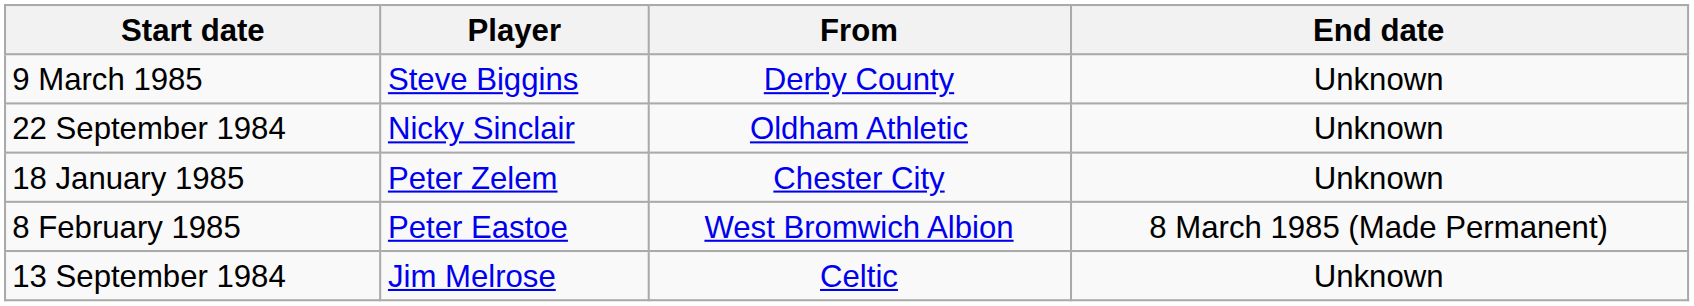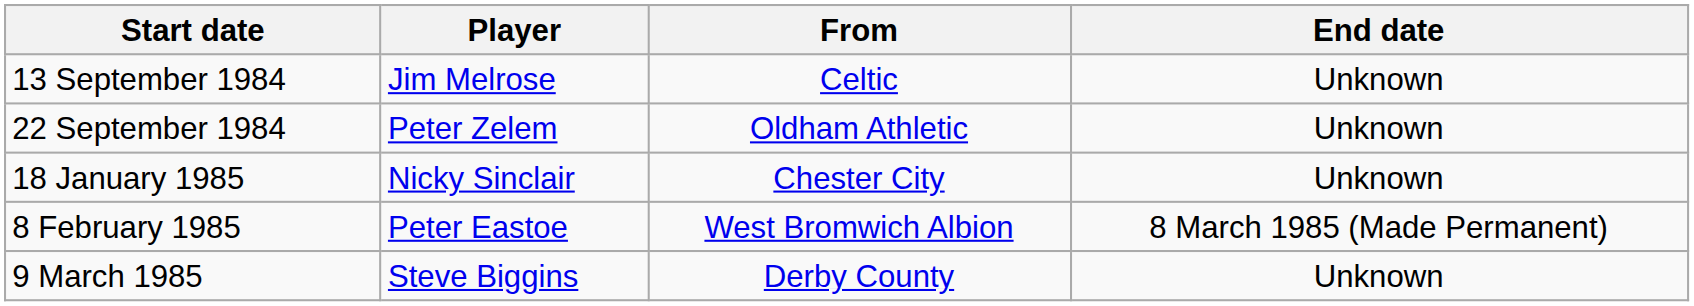rows swapped: (149, 277) <-> (107, 79)
(481, 129) Nicky Sinclair -> (473, 129) Peter Zelem
(473, 178) Peter Zelem -> (481, 178) Nicky Sinclair
